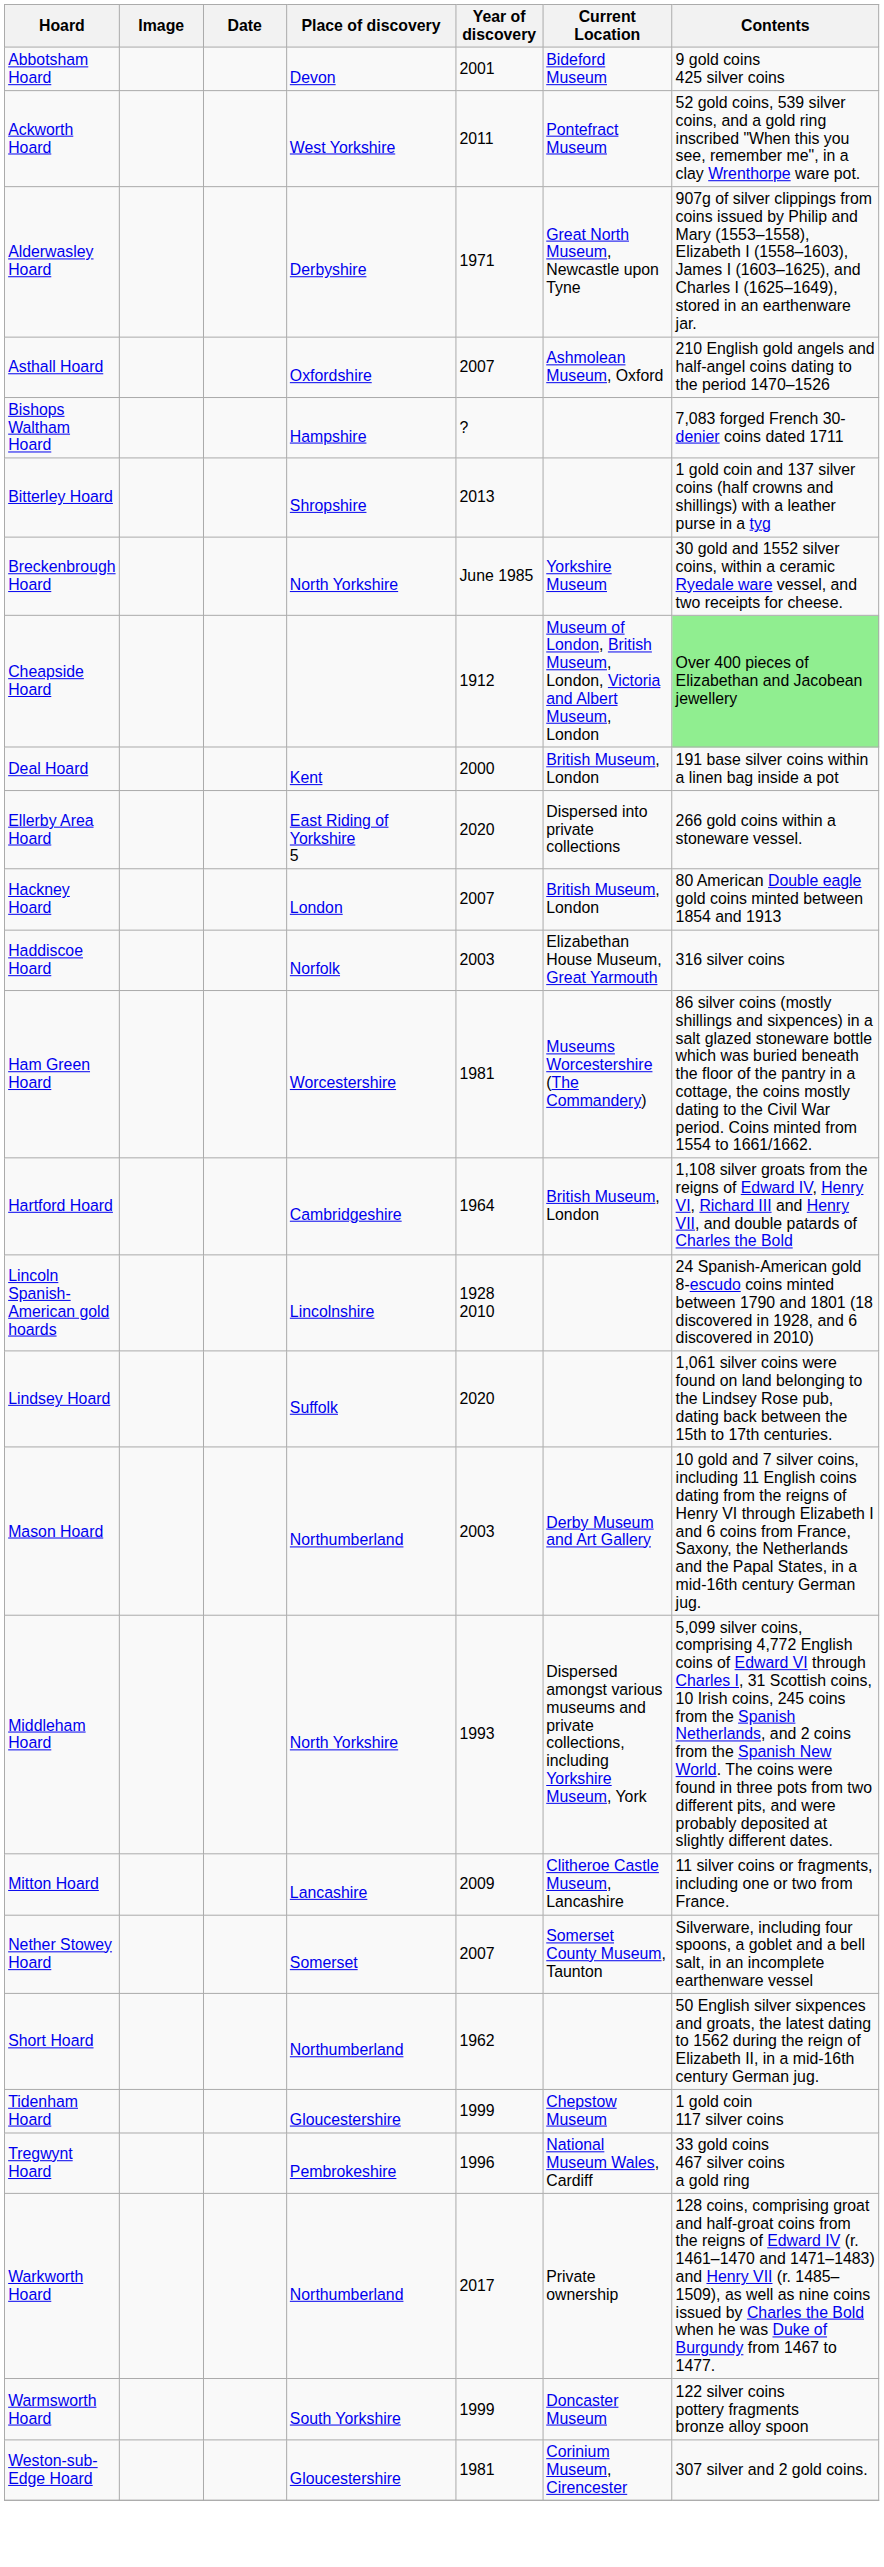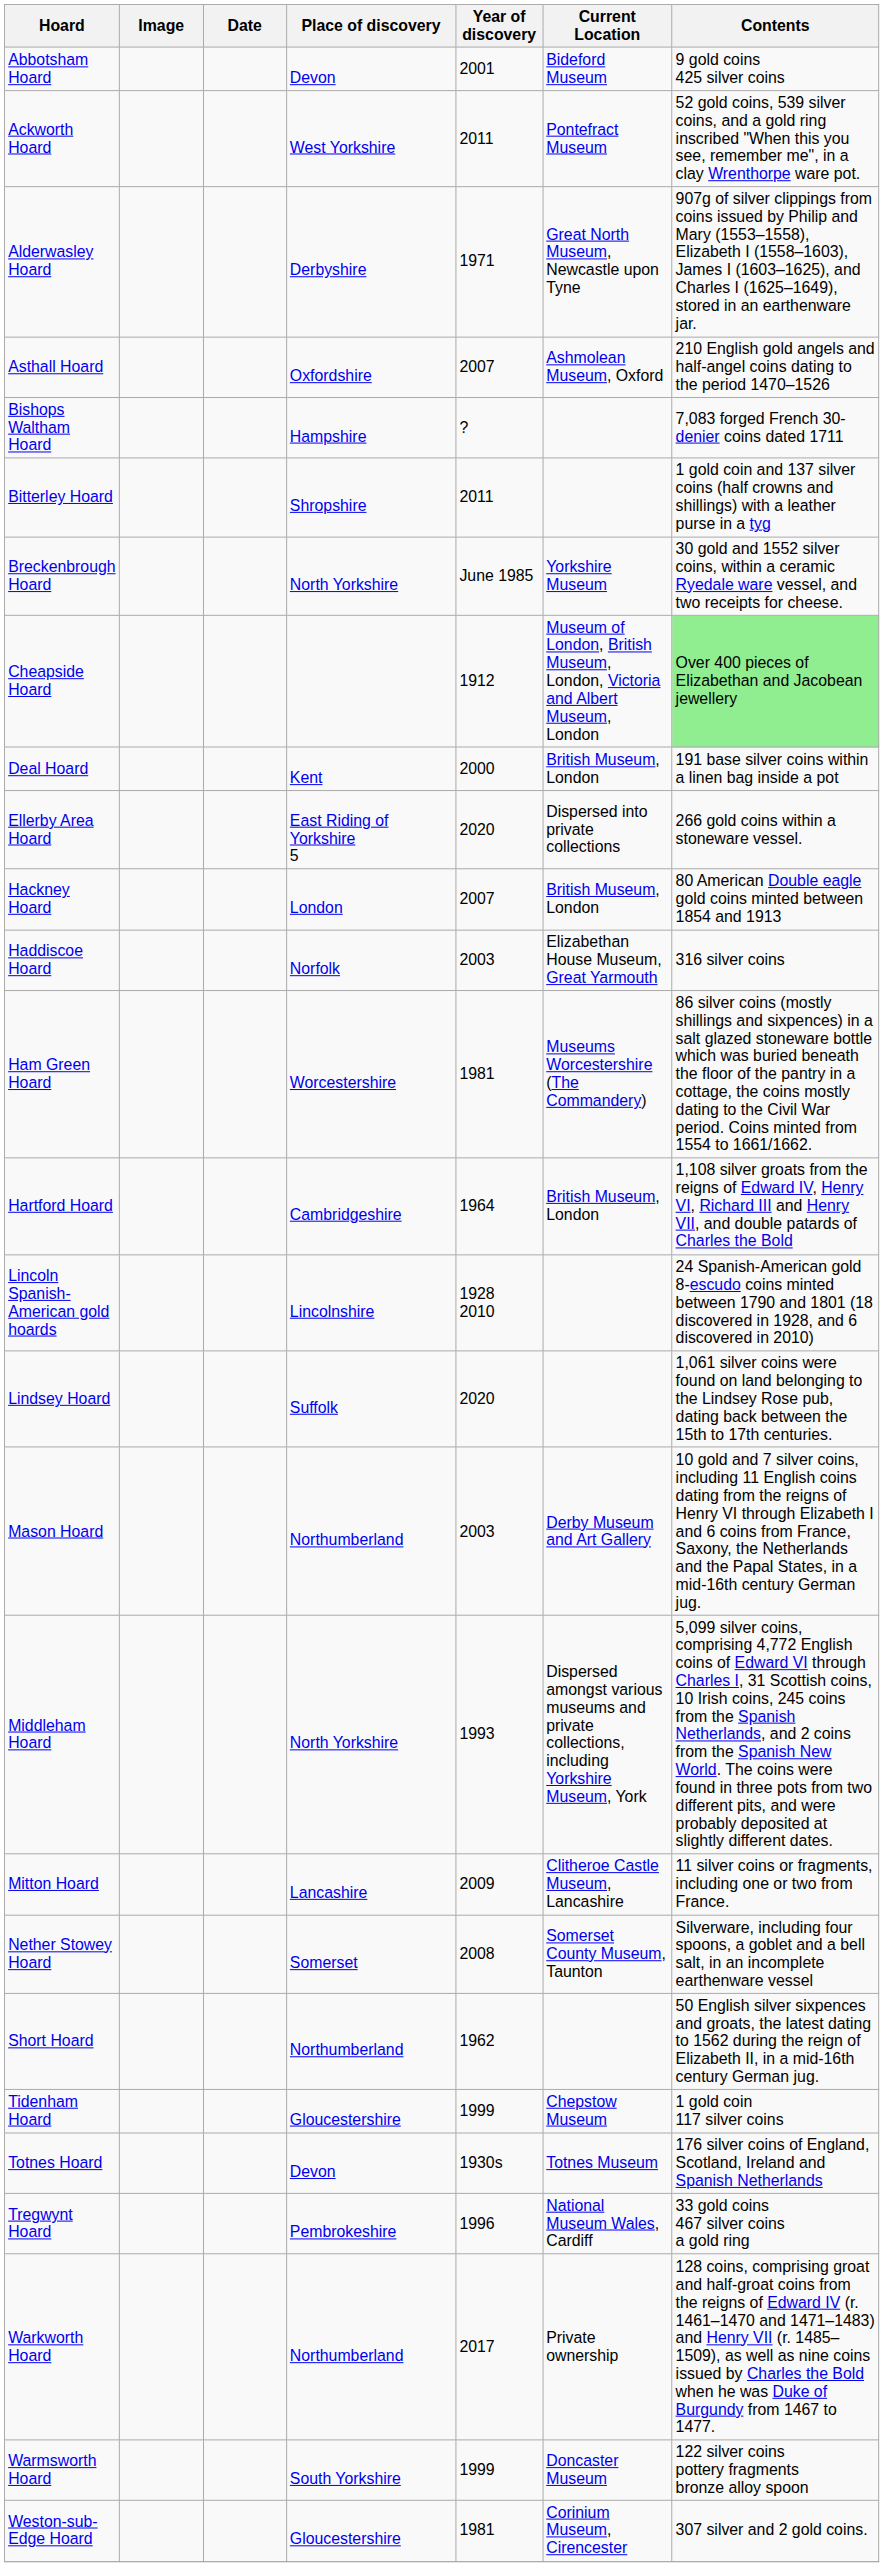(477, 497) 2013 -> (476, 497) 2011
(477, 1953) 2007 -> (477, 1953) 2008
+ row: (55, 2163)
